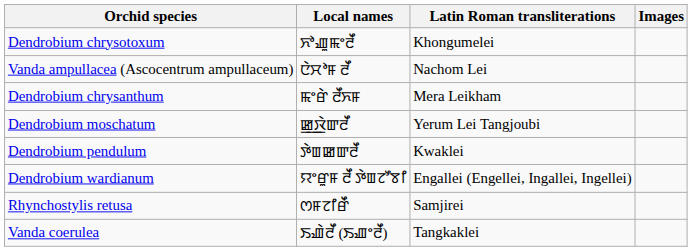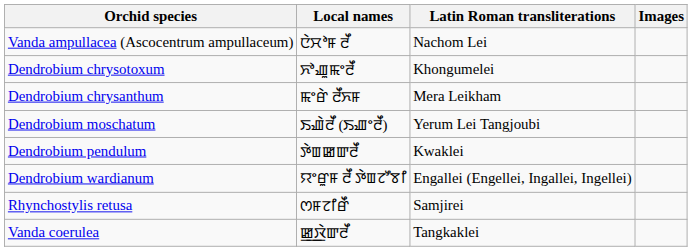rows swapped: (151, 69) <-> (86, 41)
(324, 124) ꯀ꯭ꯋꯥꯛꯂꯩ -> (344, 124) ꯏꯉꯥꯂꯩ (ꯏꯉꯦꯂꯩ)
(344, 233) ꯏꯉꯥꯂꯩ (ꯏꯉꯦꯂꯩ) -> (324, 233) ꯀ꯭ꯋꯥꯛꯂꯩ
